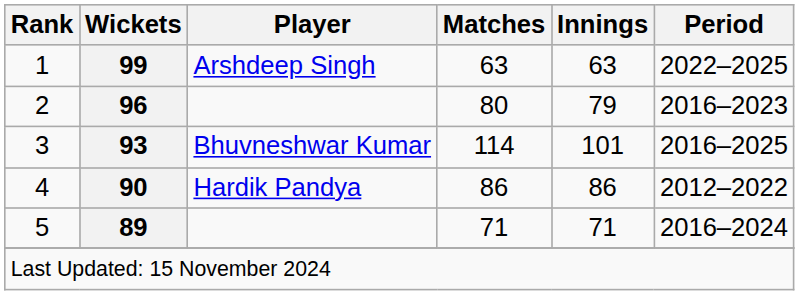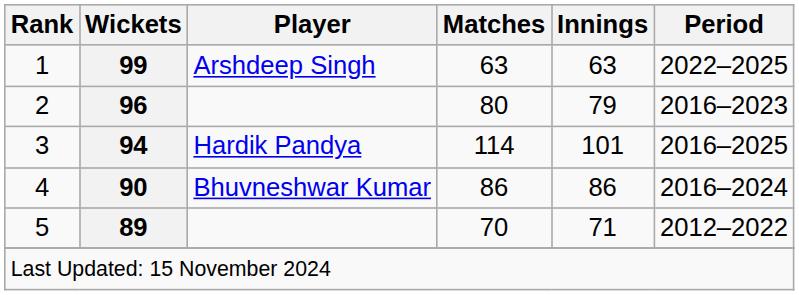(133, 146) 93 -> (133, 146) 94
(312, 146) Bhuvneshwar Kumar -> (277, 146) Hardik Pandya
(277, 187) Hardik Pandya -> (312, 187) Bhuvneshwar Kumar
(724, 187) 2012–2022 -> (724, 187) 2016–2024
(494, 227) 71 -> (494, 227) 70
(724, 227) 2016–2024 -> (724, 227) 2012–2022
